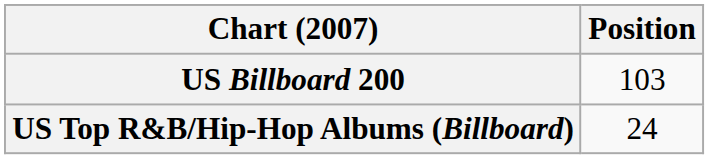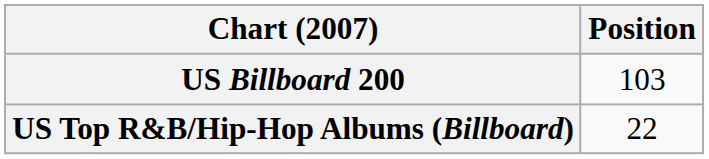(642, 128) 24 -> (642, 128) 22
